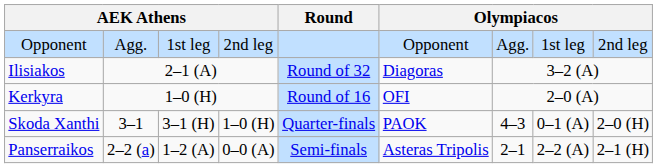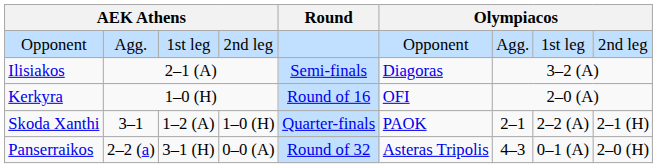(329, 70) Round of 32 -> (329, 70) Semi-finals
(188, 123) 3–1 (H) -> (188, 123) 1–2 (A)
(513, 123) 4–3 -> (513, 123) 2–1
(563, 123) 0–1 (A) -> (563, 123) 2–2 (A)
(623, 123) 2–0 (H) -> (623, 123) 2–1 (H)
(188, 149) 1–2 (A) -> (188, 149) 3–1 (H)
(329, 149) Semi-finals -> (329, 149) Round of 32
(513, 149) 2–1 -> (513, 149) 4–3
(563, 149) 2–2 (A) -> (563, 149) 0–1 (A)
(623, 149) 2–1 (H) -> (623, 149) 2–0 (H)
